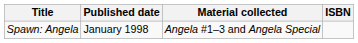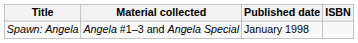columns swapped: (242, 13) <-> (122, 13)
